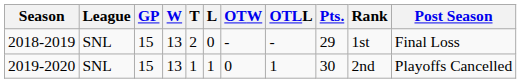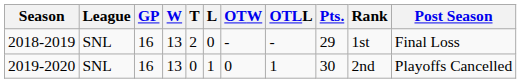(146, 41) 15 -> (146, 41) 16
(146, 66) 15 -> (146, 66) 16
(193, 66) 1 -> (193, 66) 0
